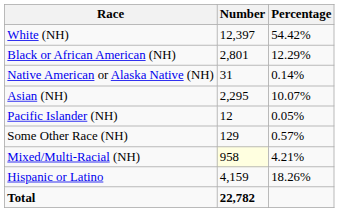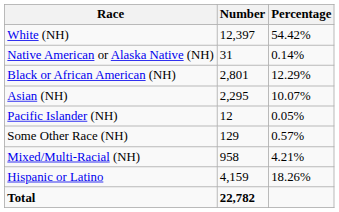rows swapped: (92, 55) <-> (111, 75)
(229, 156) lightyellow background -> (229, 156) no background
